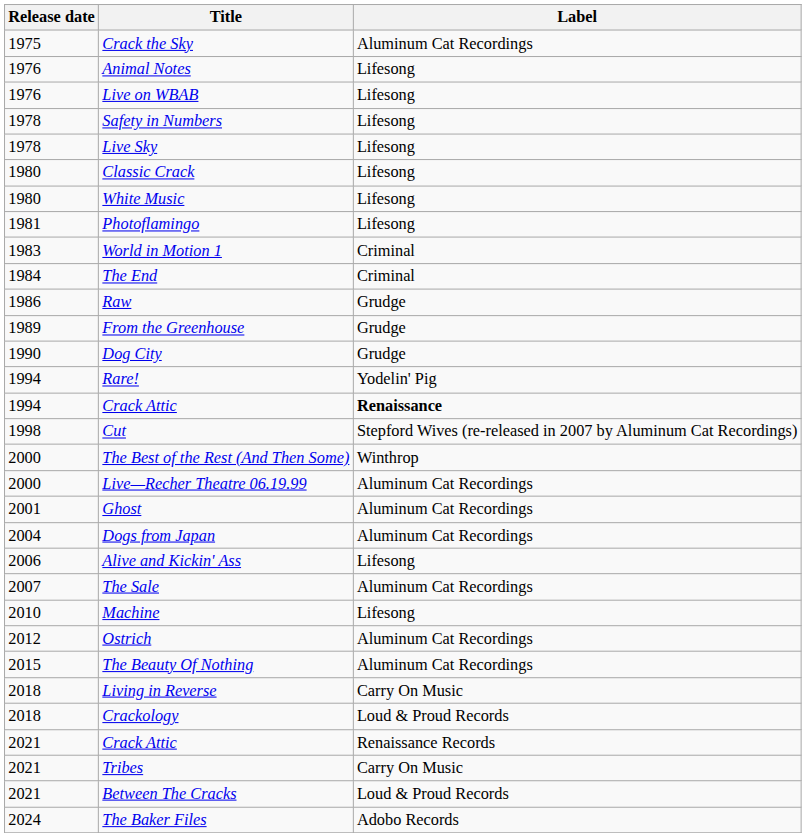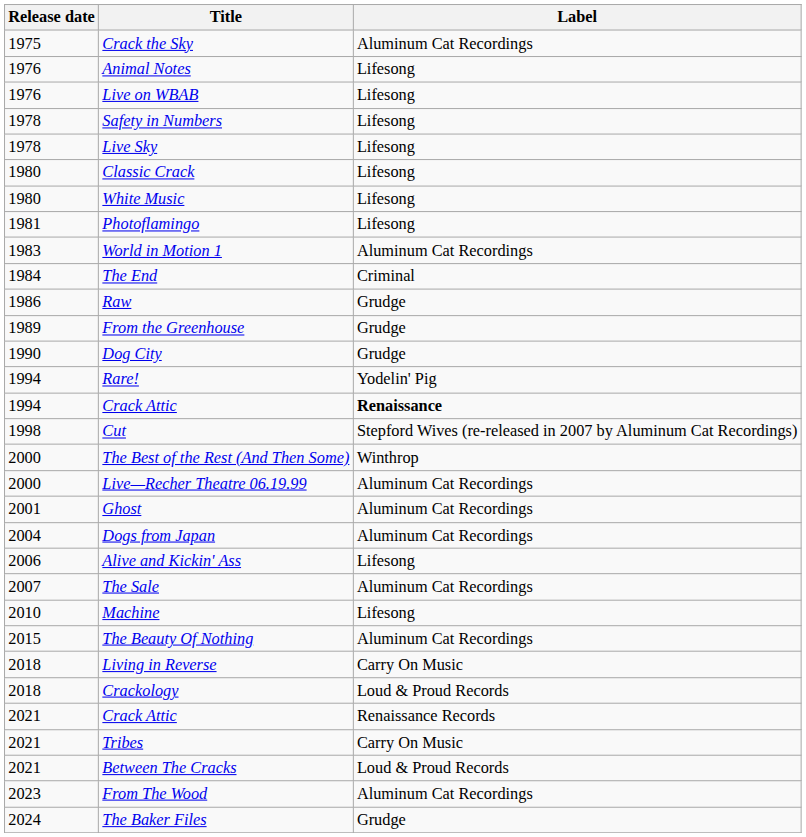(386, 250) Criminal -> (445, 250) Aluminum Cat Recordings
- row: (25, 638)
+ row: (25, 793)
(408, 819) Adobo Records -> (381, 819) Grudge
